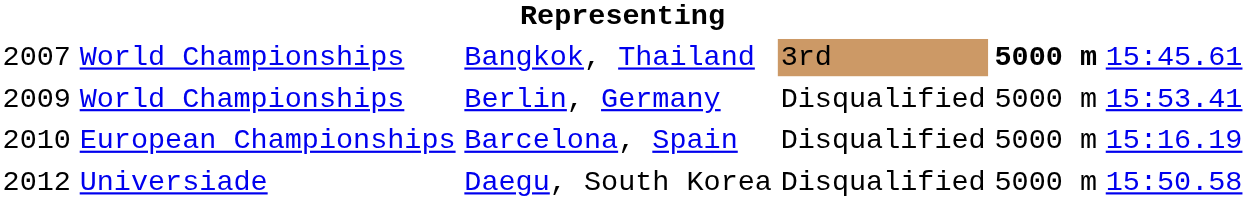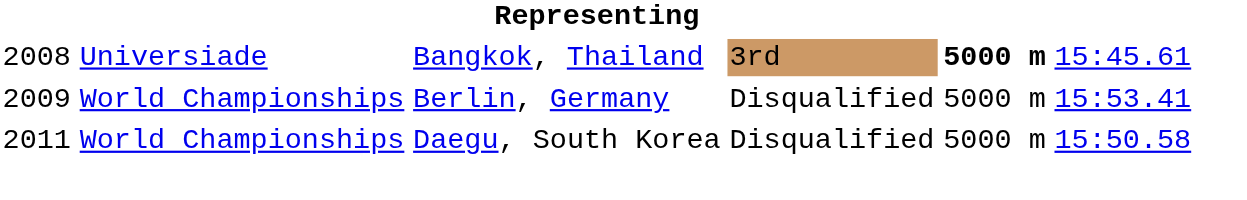(37, 58) 2007 -> (37, 58) 2008
(242, 58) World Championships -> (174, 58) Universiade
- row: (601, 141)
(37, 182) 2012 -> (37, 141) 2011
(174, 182) Universiade -> (242, 141) World Championships
